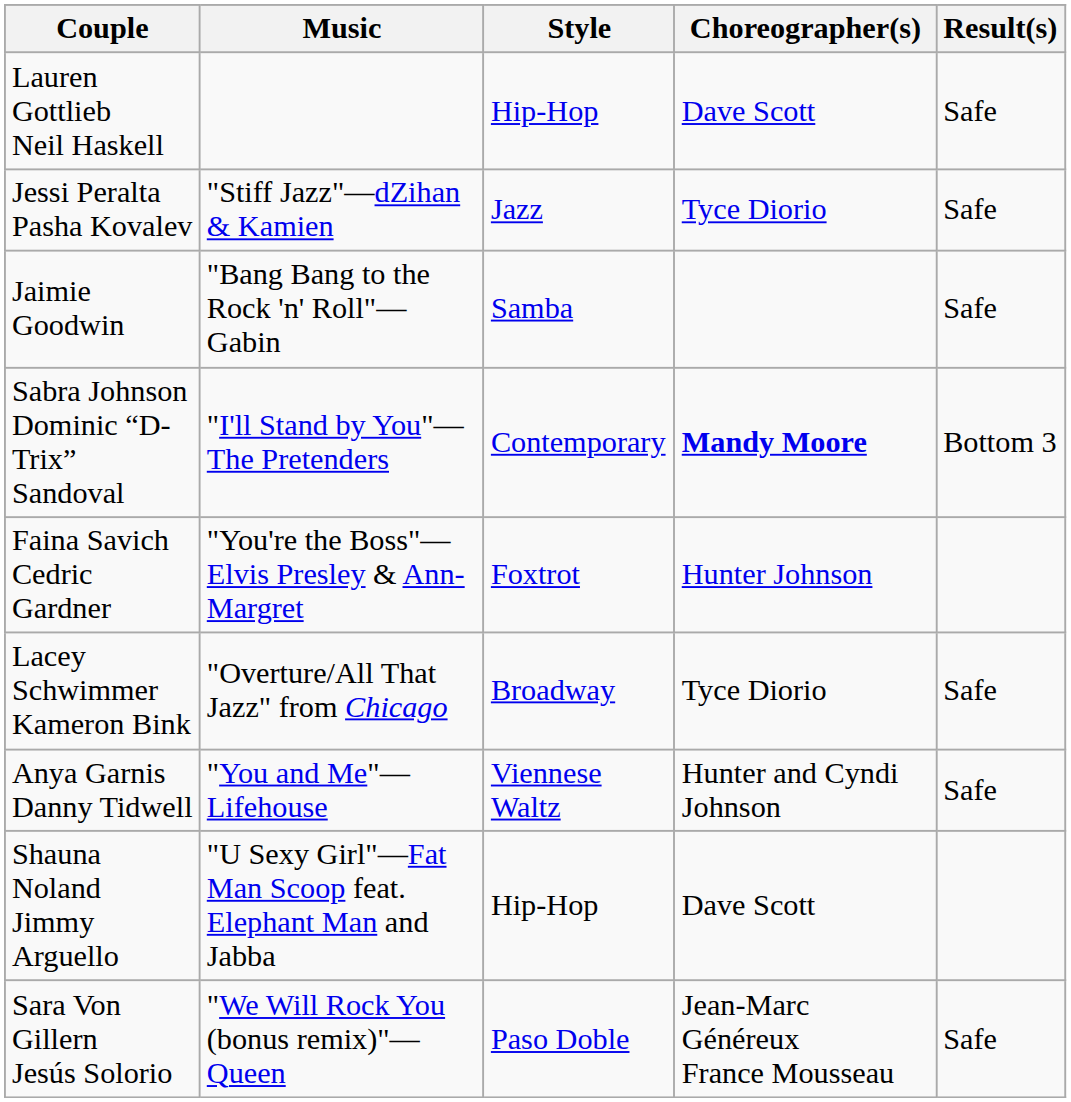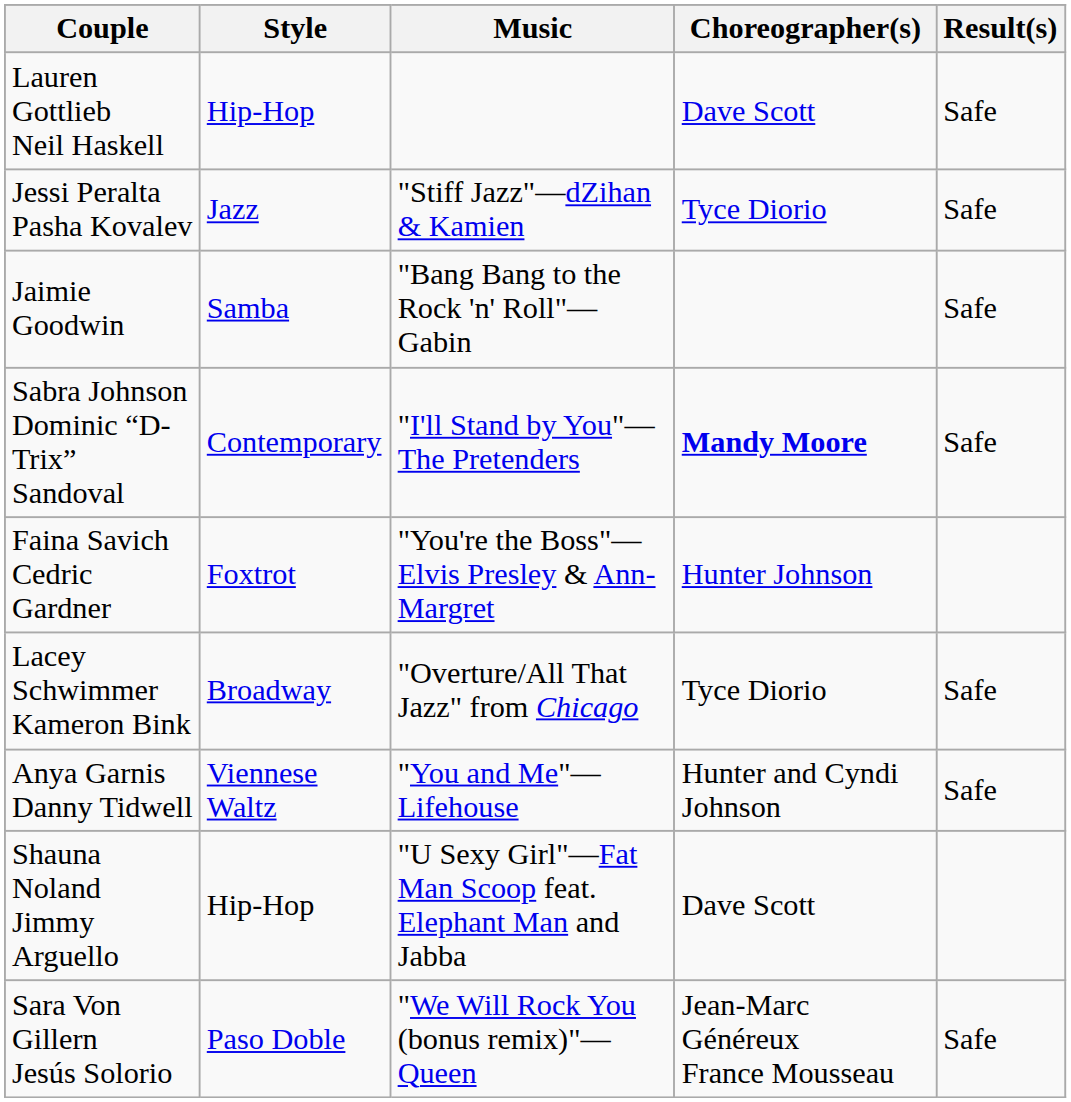columns swapped: (579, 28) <-> (342, 28)
(1000, 441) Bottom 3 -> (970, 441) Safe
